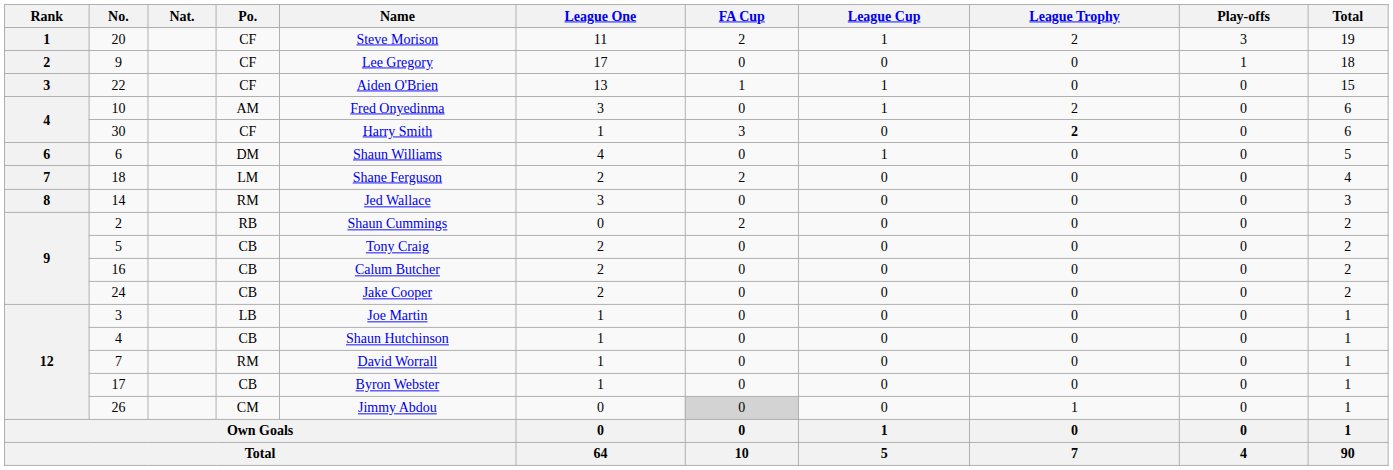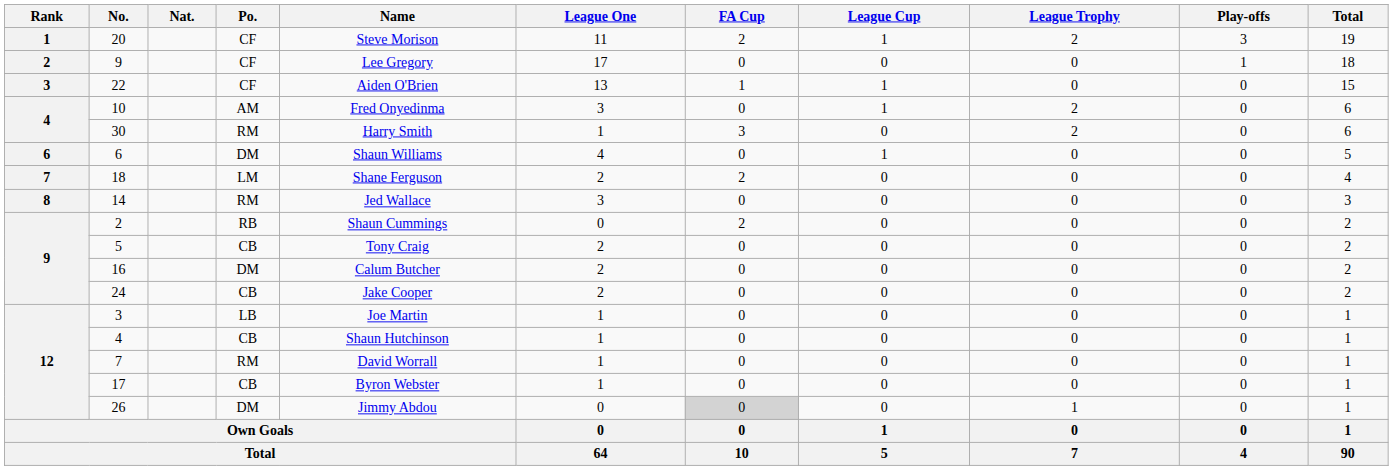(248, 131) CF -> (248, 131) RM
(1075, 131) bold -> (1075, 131) normal
(248, 269) CB -> (248, 269) DM
(248, 408) CM -> (248, 408) DM
